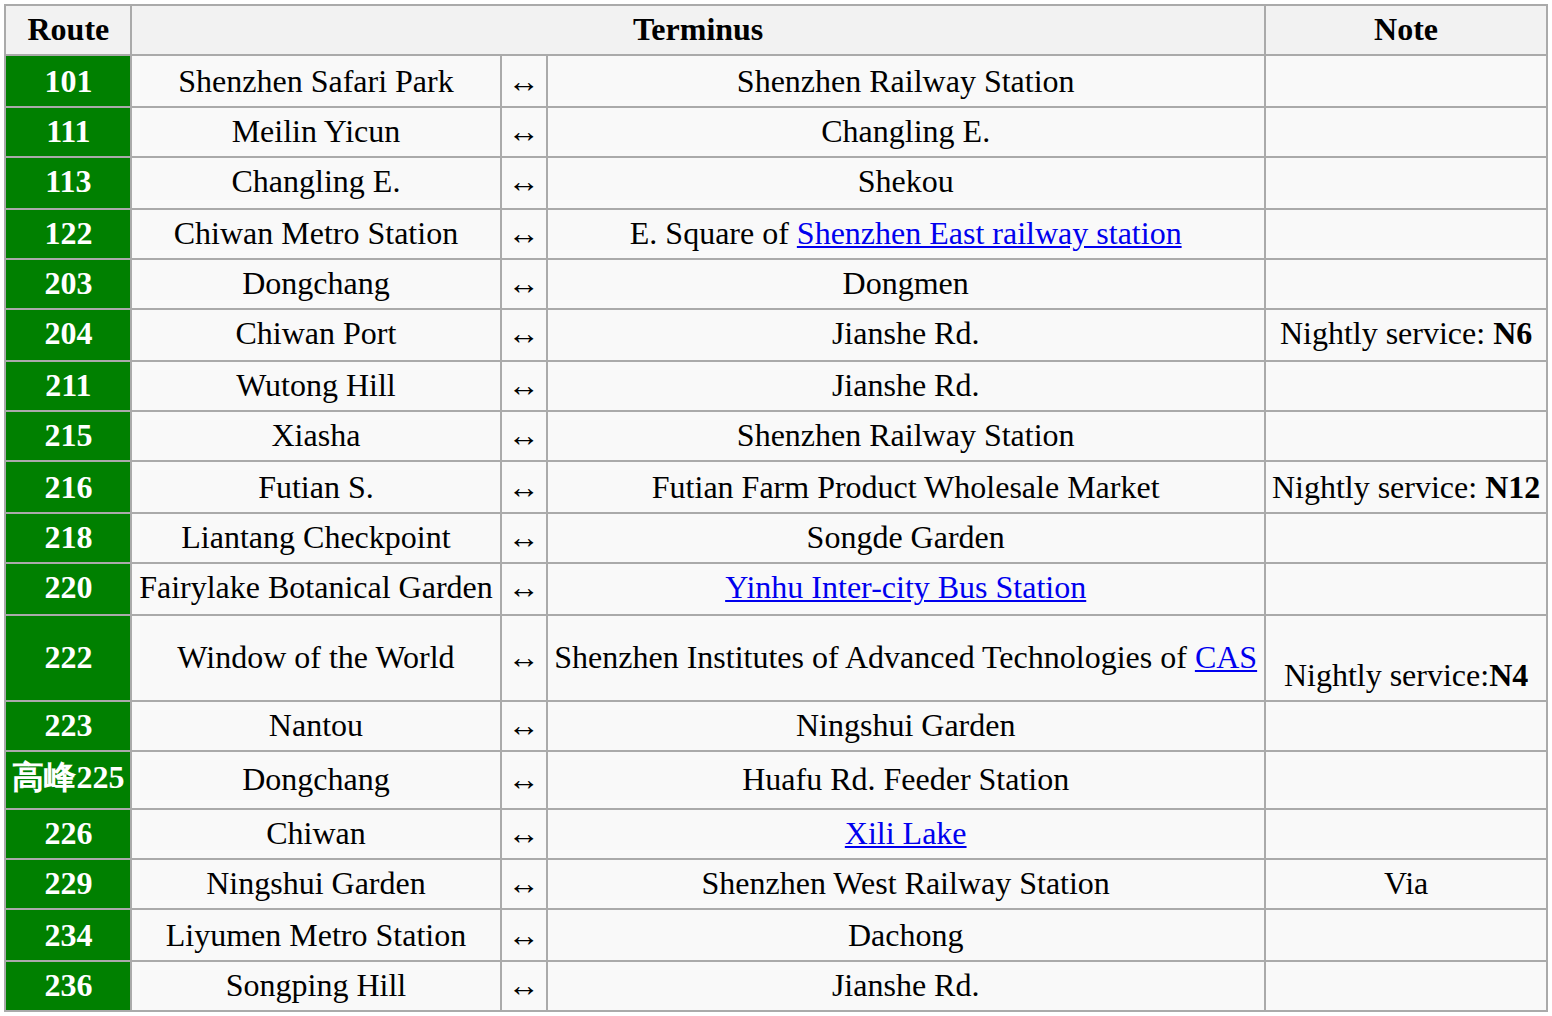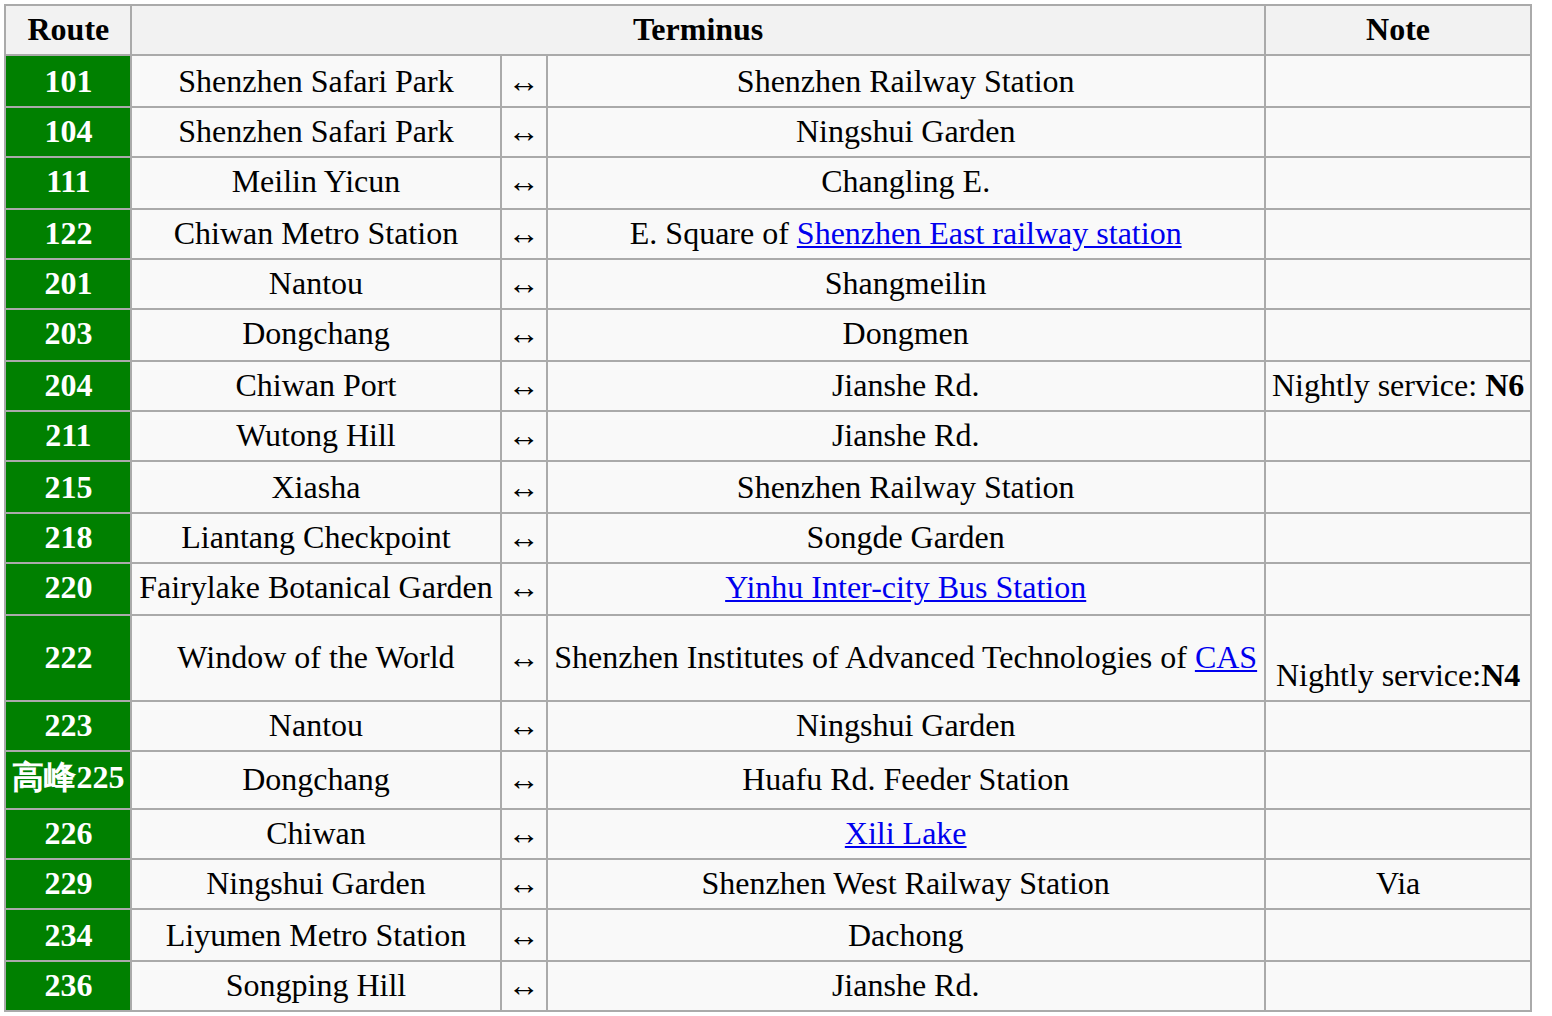+ row: (68, 131)
- row: (68, 182)
+ row: (68, 283)
- row: (68, 486)
